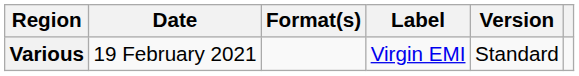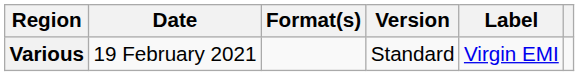columns swapped: (517, 20) <-> (418, 20)
